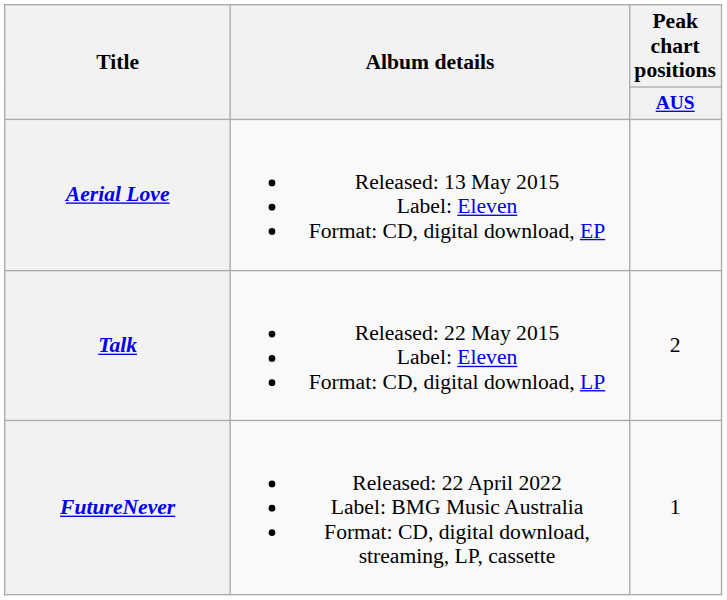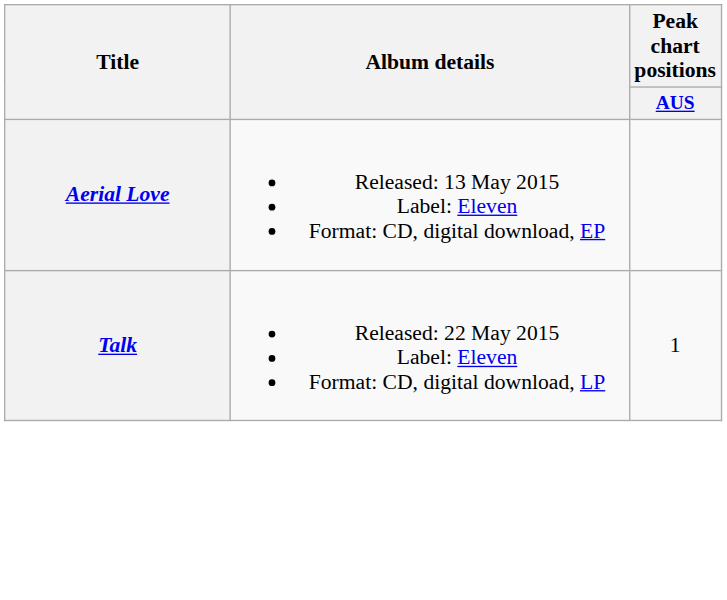(675, 344) 2 -> (675, 344) 1
- row: (118, 507)
